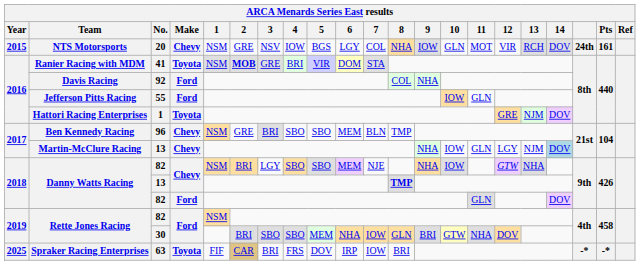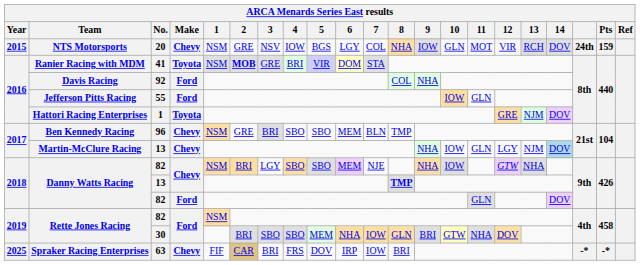(606, 47) 161 -> (606, 47) 159
(187, 251) Toyota -> (187, 251) Chevy
